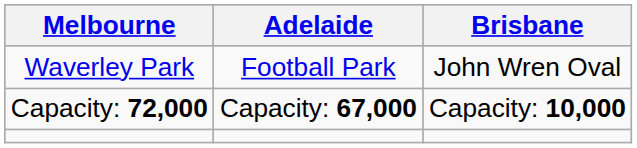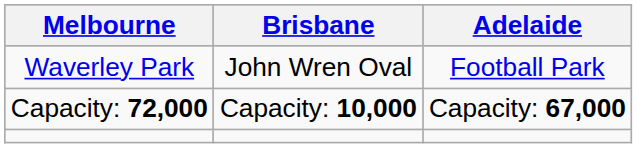columns swapped: (318, 25) <-> (527, 25)
